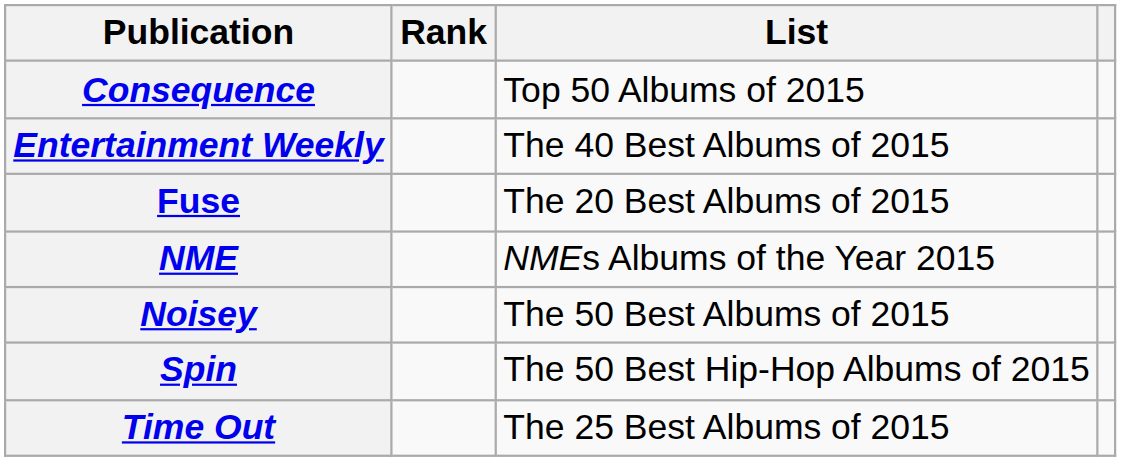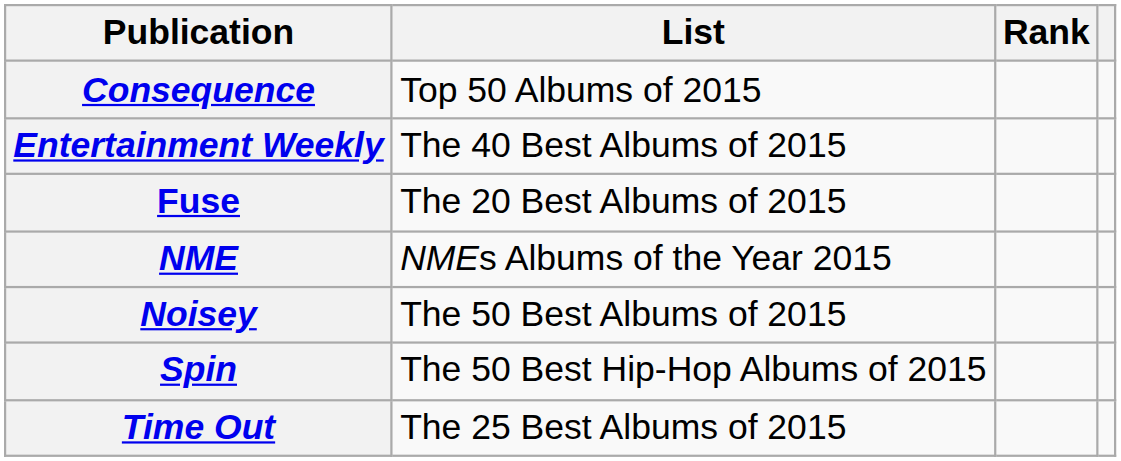columns swapped: (797, 32) <-> (444, 32)
